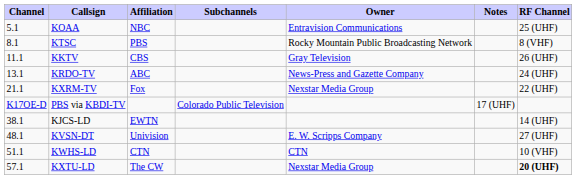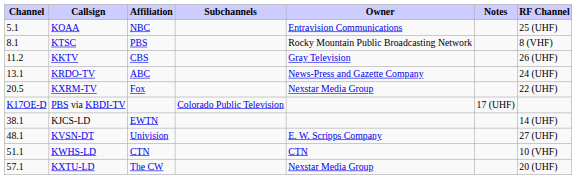(15, 58) 11.1 -> (15, 58) 11.2
(15, 89) 21.1 -> (15, 89) 20.5
(539, 167) bold -> (538, 167) normal
